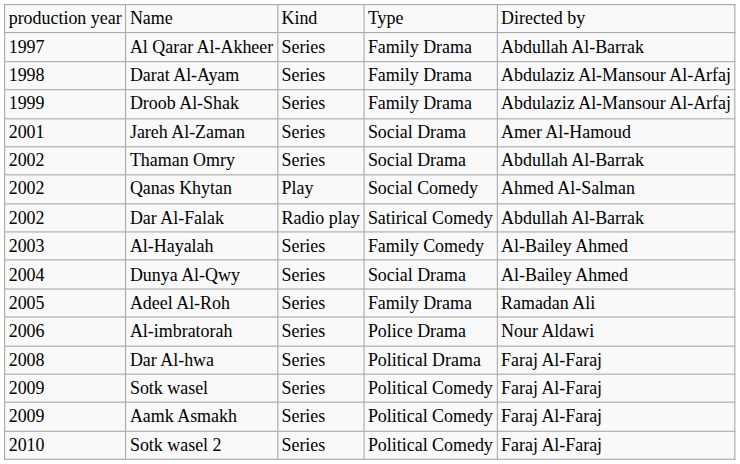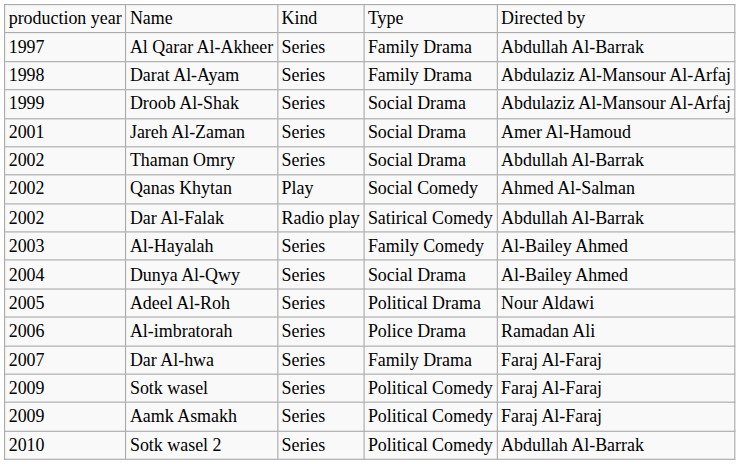(420, 103) Family Drama -> (417, 103) Social Drama
(420, 302) Family Drama -> (424, 302) Political Drama
(548, 302) Ramadan Ali -> (548, 302) Nour Aldawi
(548, 331) Nour Aldawi -> (548, 331) Ramadan Ali
(27, 359) 2008 -> (27, 359) 2007
(424, 359) Political Drama -> (420, 359) Family Drama
(552, 445) Faraj Al-Faraj -> (572, 445) Abdullah Al-Barrak
